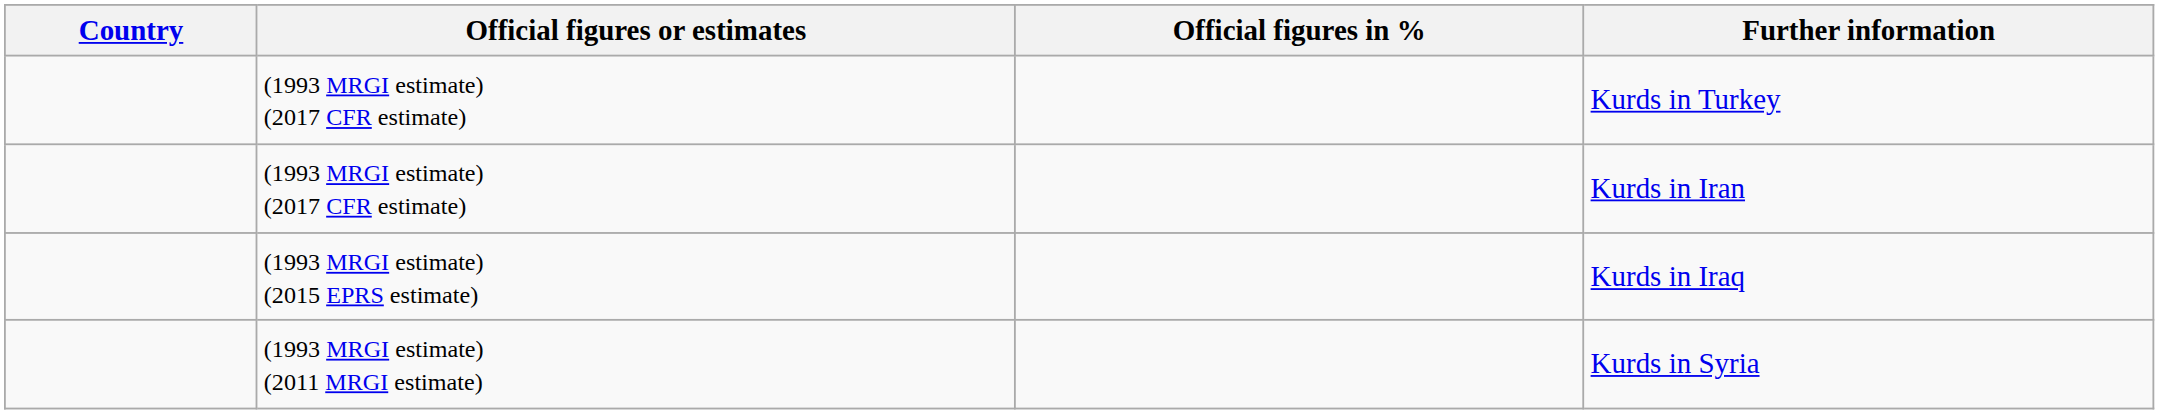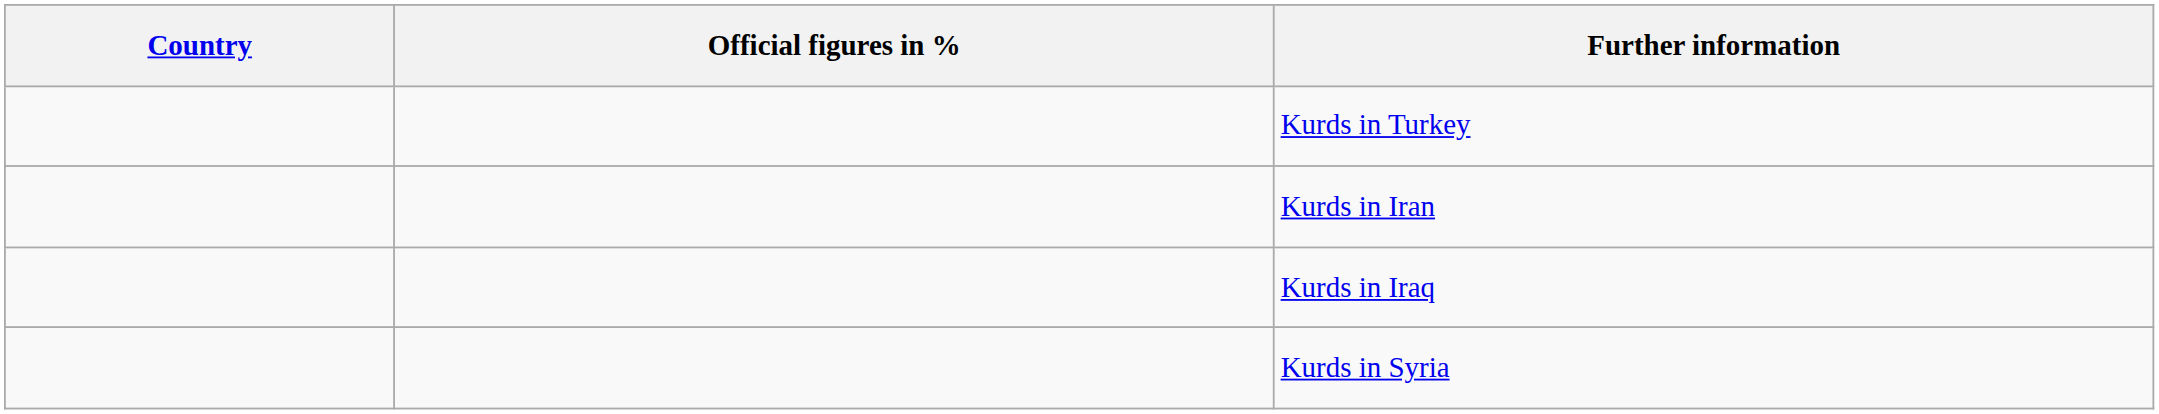- column: (636, 30)
